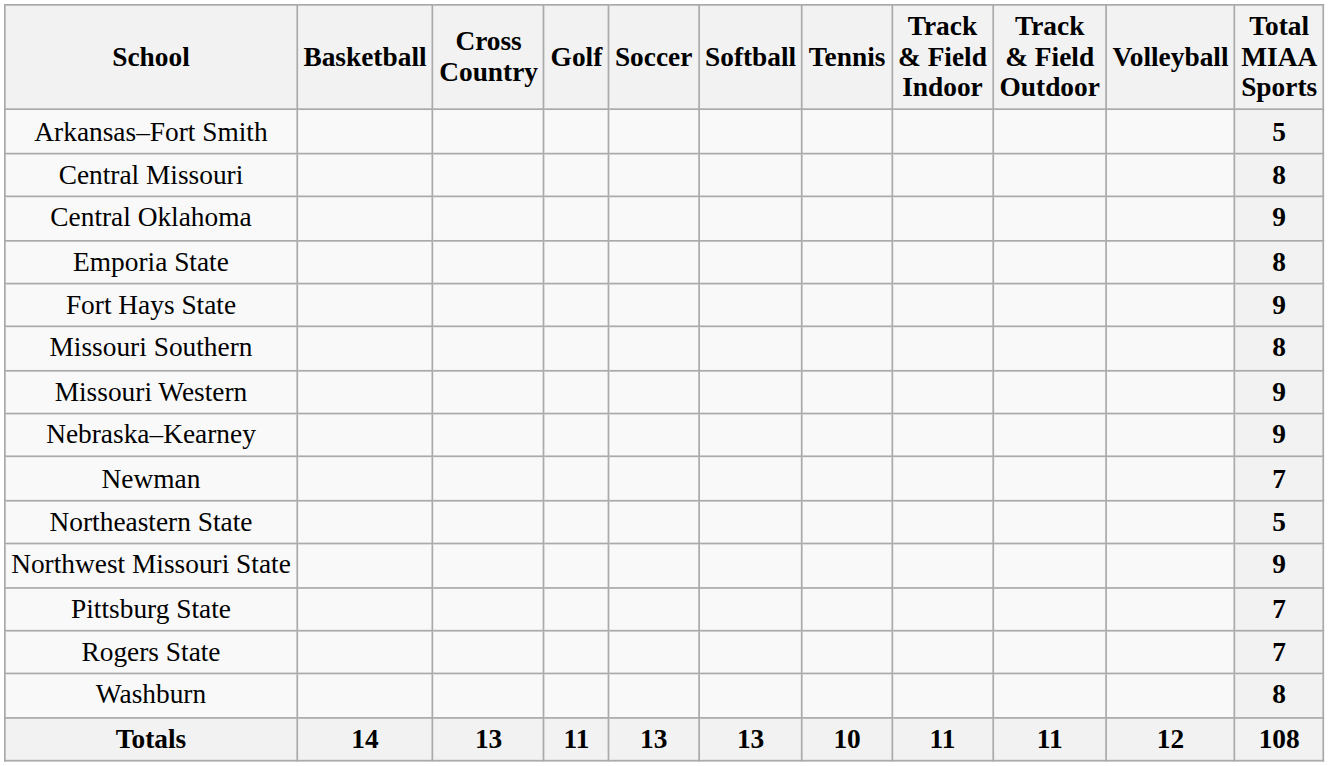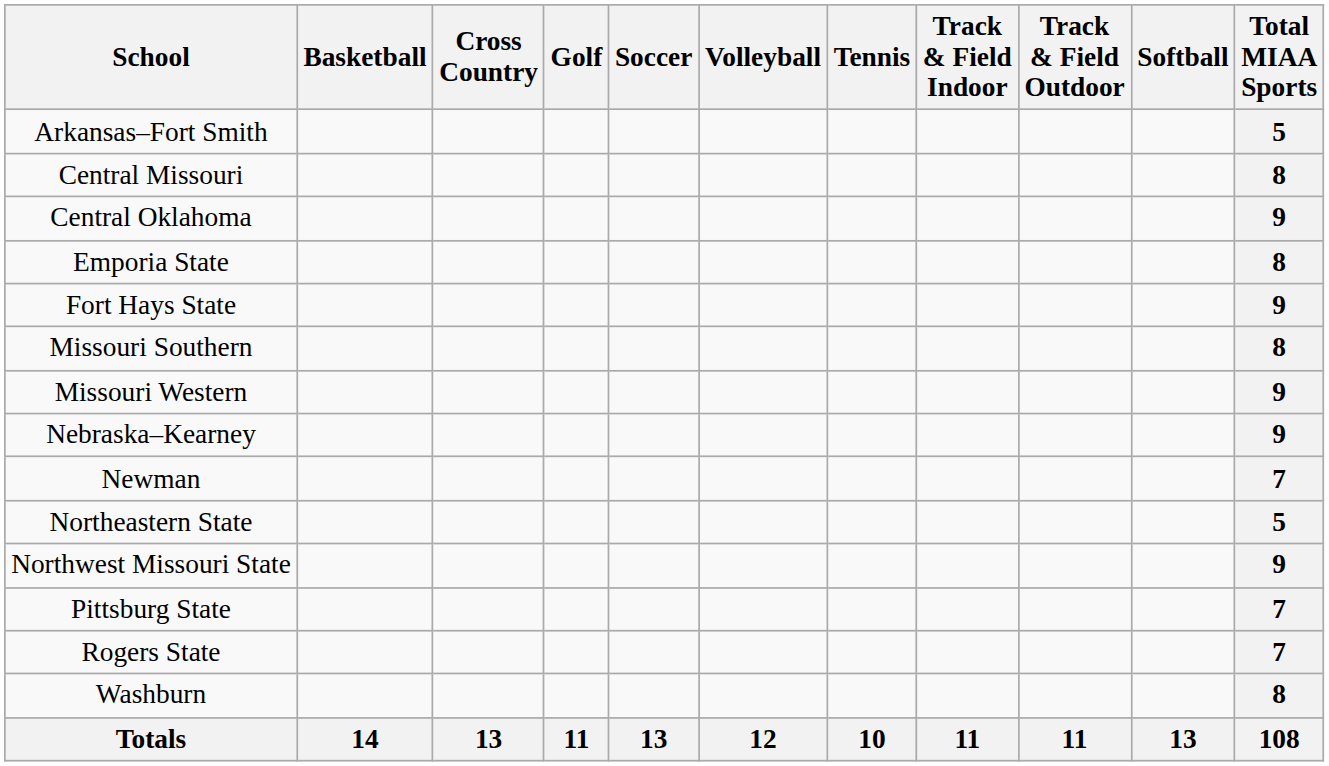columns swapped: (751, 56) <-> (1171, 56)
